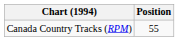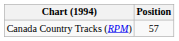(154, 28) 55 -> (154, 28) 57
